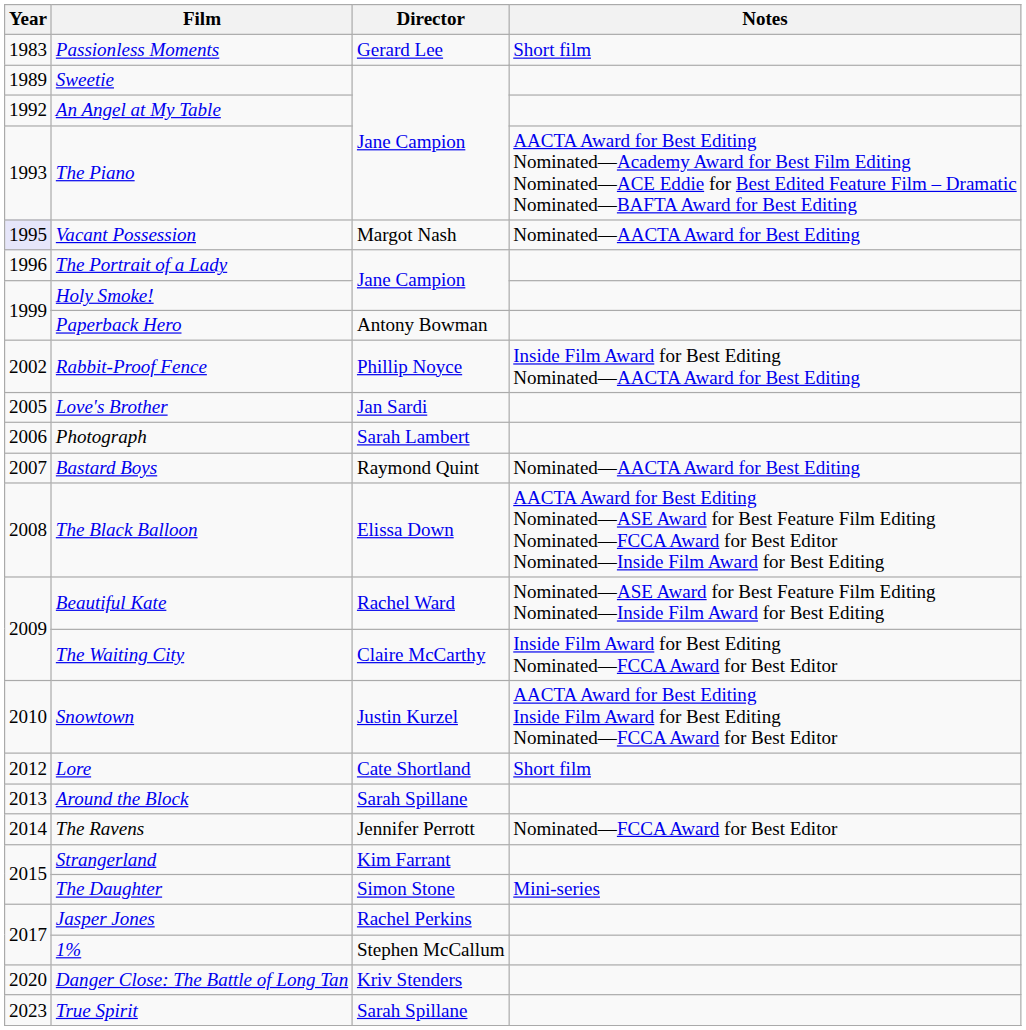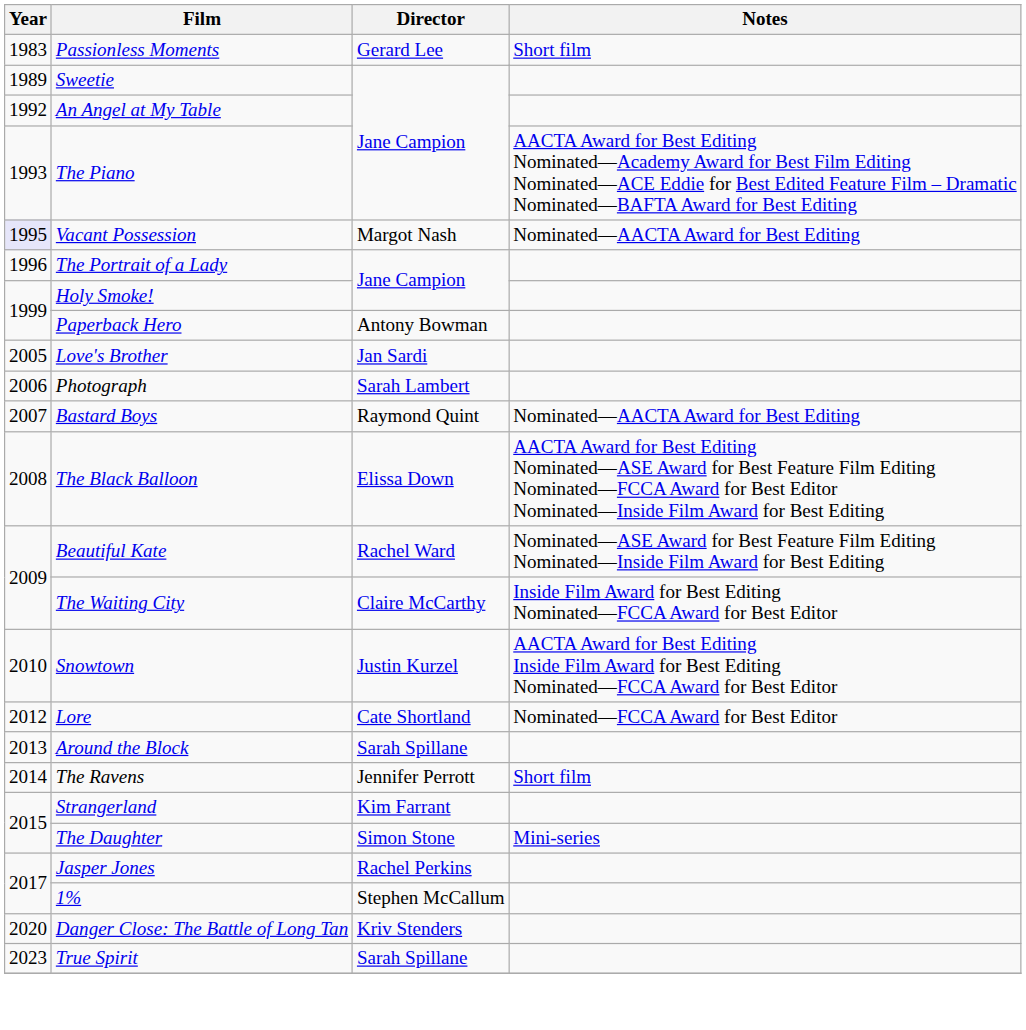- row: (131, 366)
(552, 768) Short film -> (675, 716) Nominated—FCCA Award for Best Editor
(675, 828) Nominated—FCCA Award for Best Editor -> (552, 777) Short film
